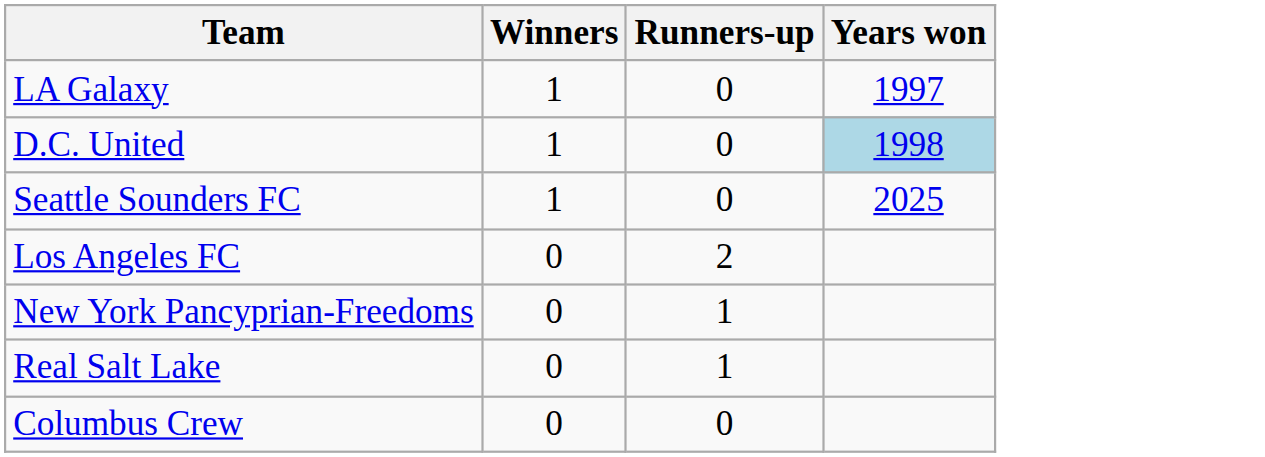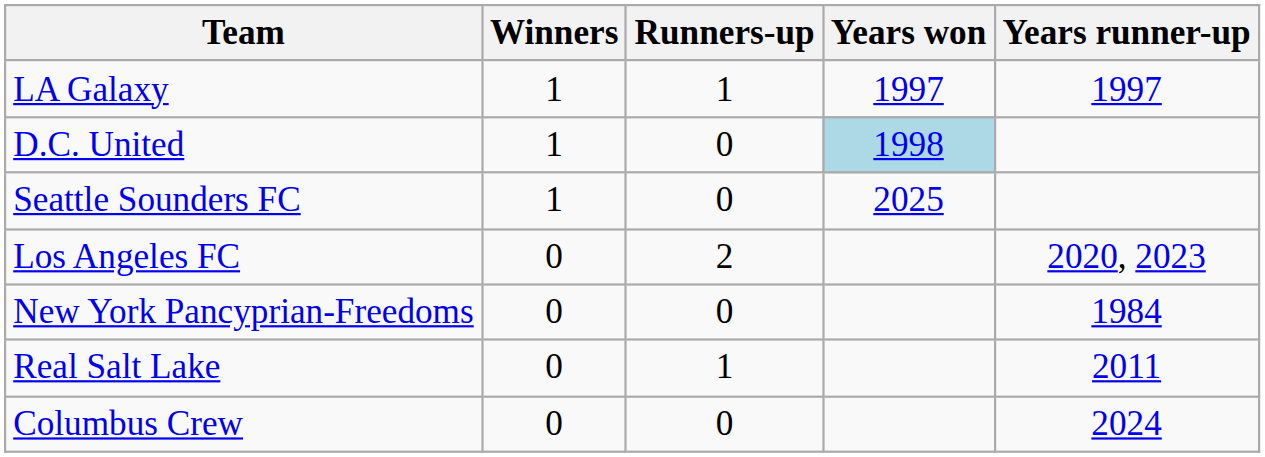+ column: (1127, 32)
(725, 88) 0 -> (725, 88) 1
(725, 311) 1 -> (725, 311) 0
